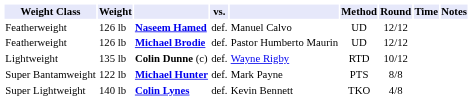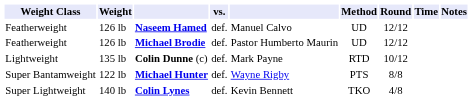(260, 59) Wayne Rigby -> (257, 59) Mark Payne
(257, 74) Mark Payne -> (260, 74) Wayne Rigby
